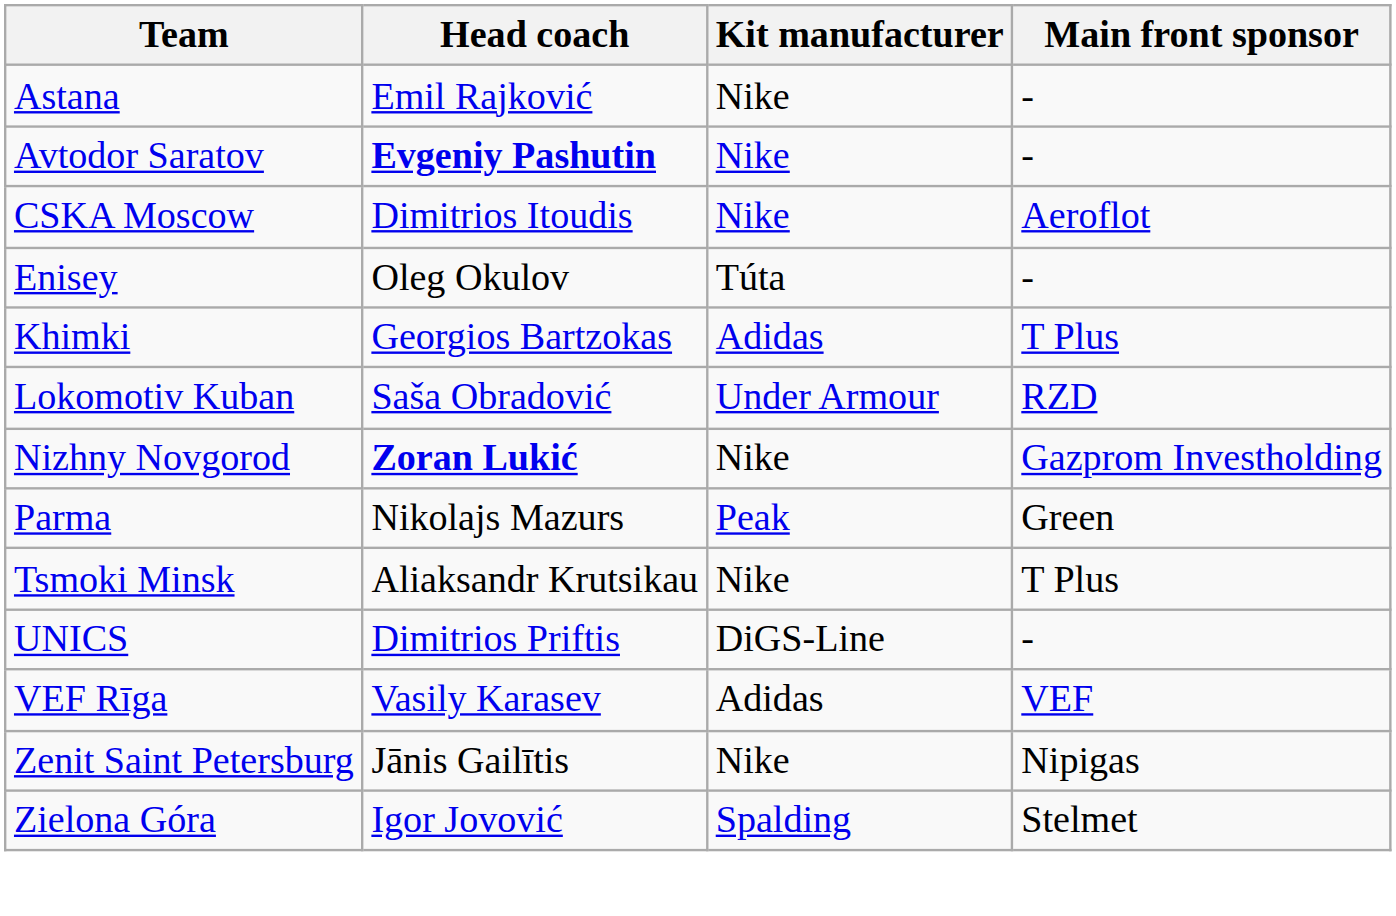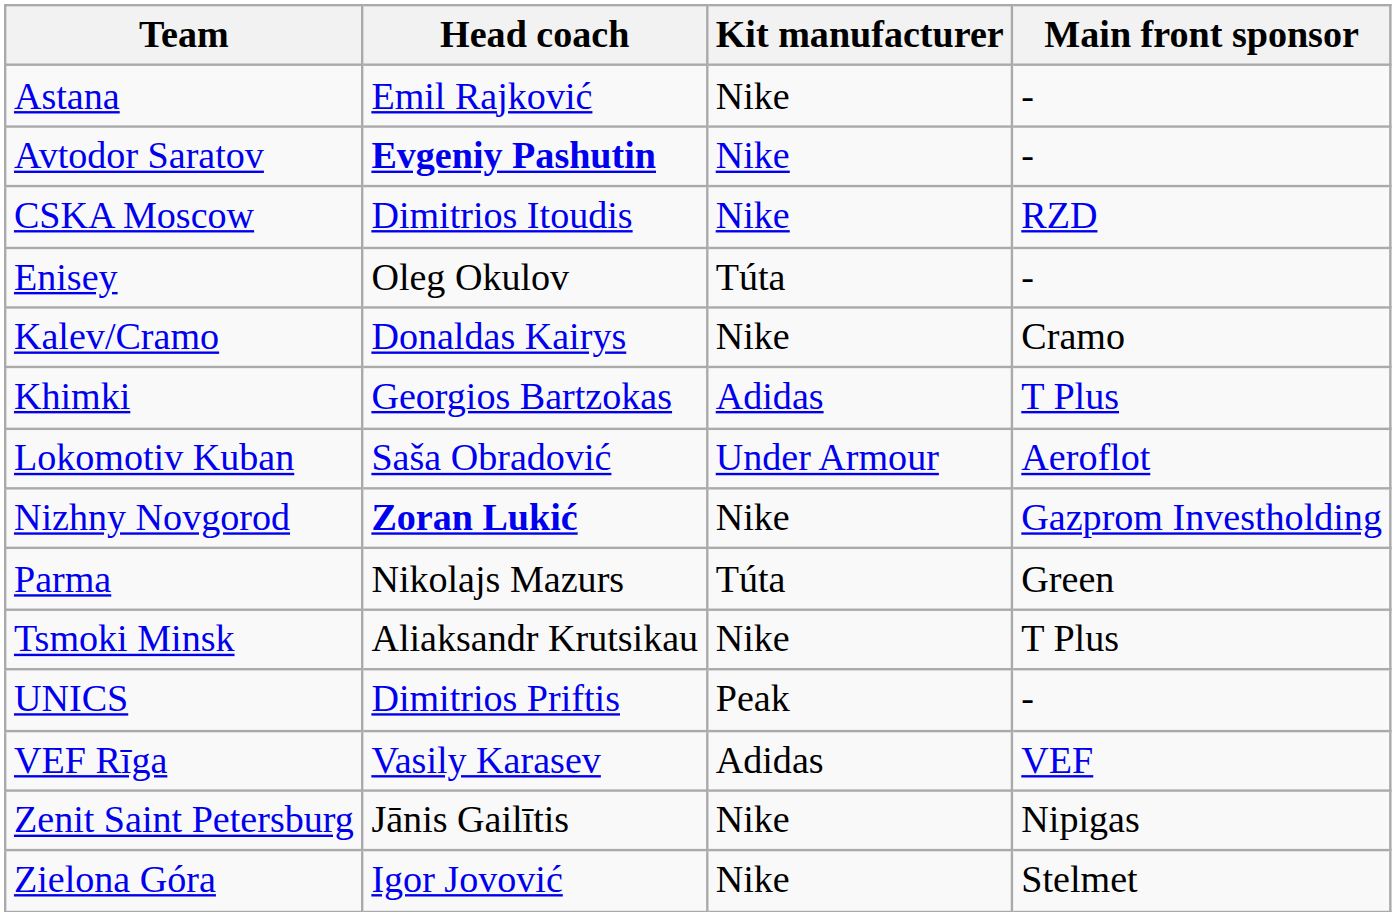(1086, 215) Aeroflot -> (1059, 215) RZD
+ row: (117, 336)
(1059, 397) RZD -> (1086, 457) Aeroflot
(753, 517) Peak -> (751, 578) Túta
(800, 638) DiGS-Line -> (753, 699) Peak
(783, 819) Spalding -> (753, 880) Nike
